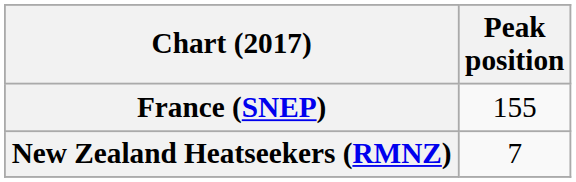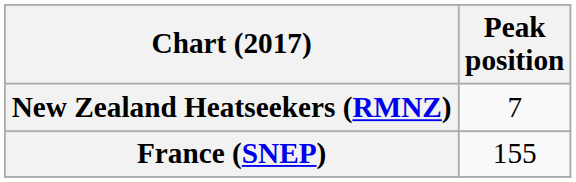rows swapped: (232, 107) <-> (232, 153)
